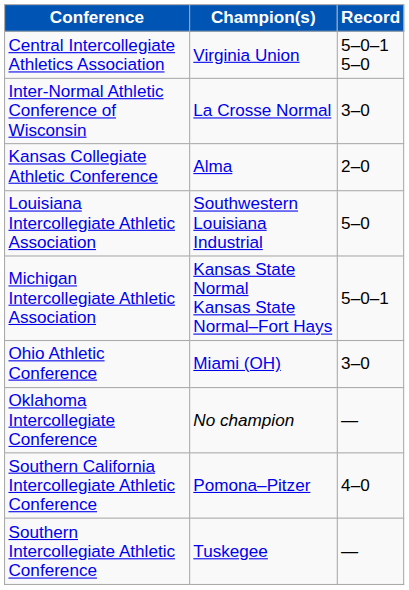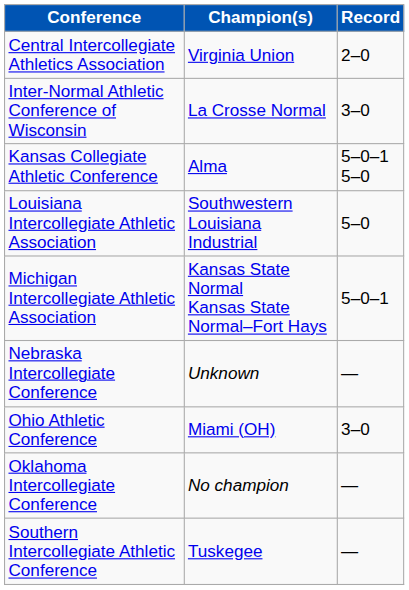(365, 54) 5–0–1 5–0 -> (355, 54) 2–0
(355, 166) 2–0 -> (365, 166) 5–0–1 5–0
+ row: (62, 373)
- row: (92, 485)
